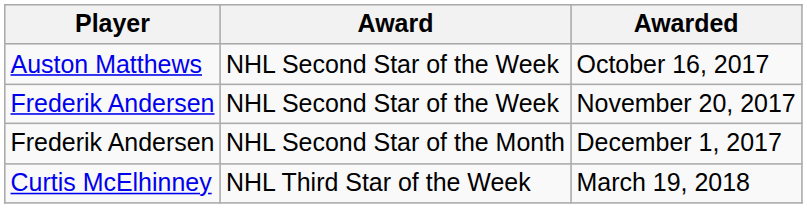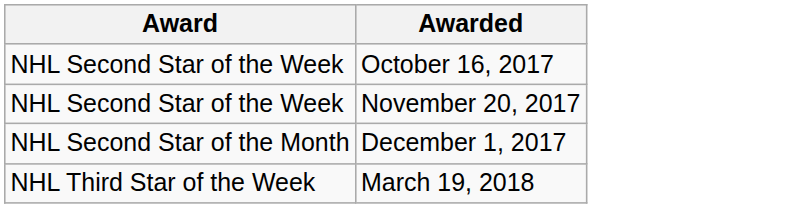- column: (113, 24)
